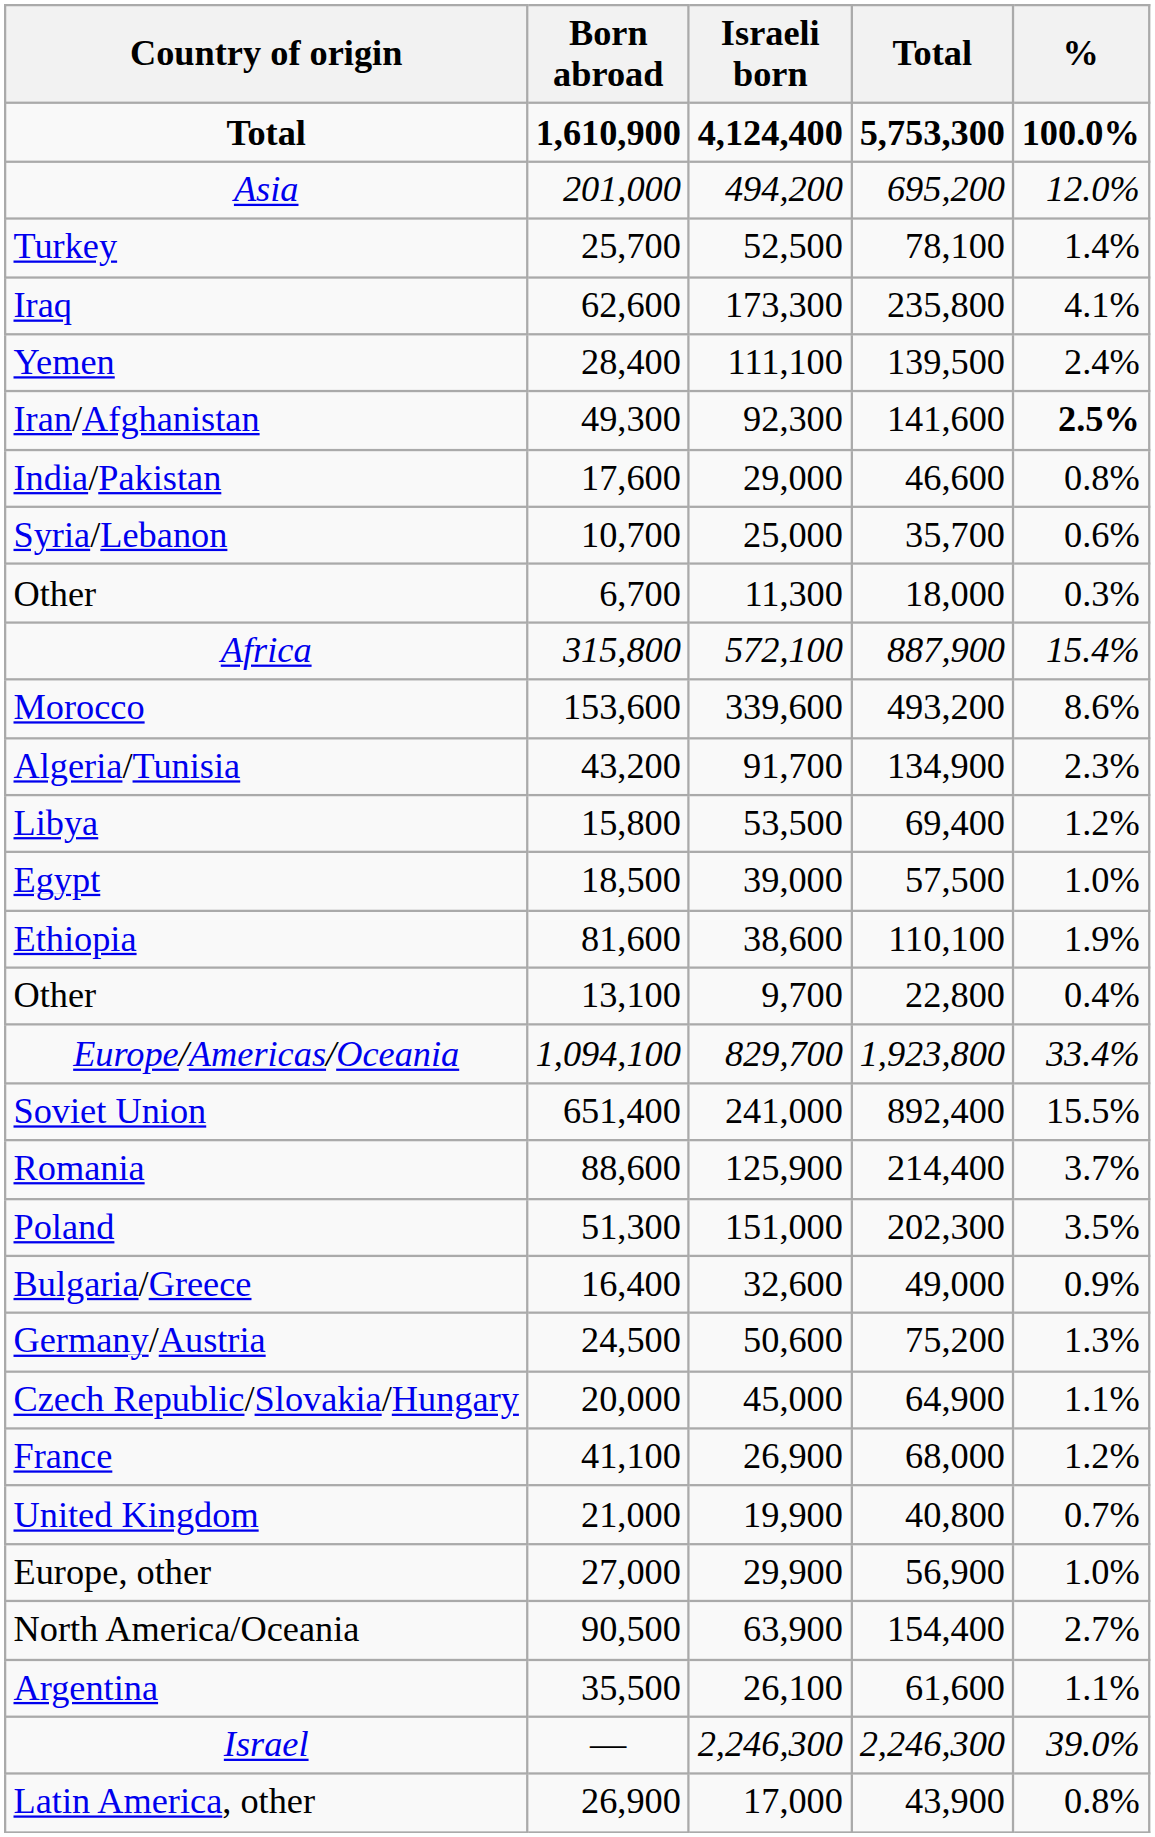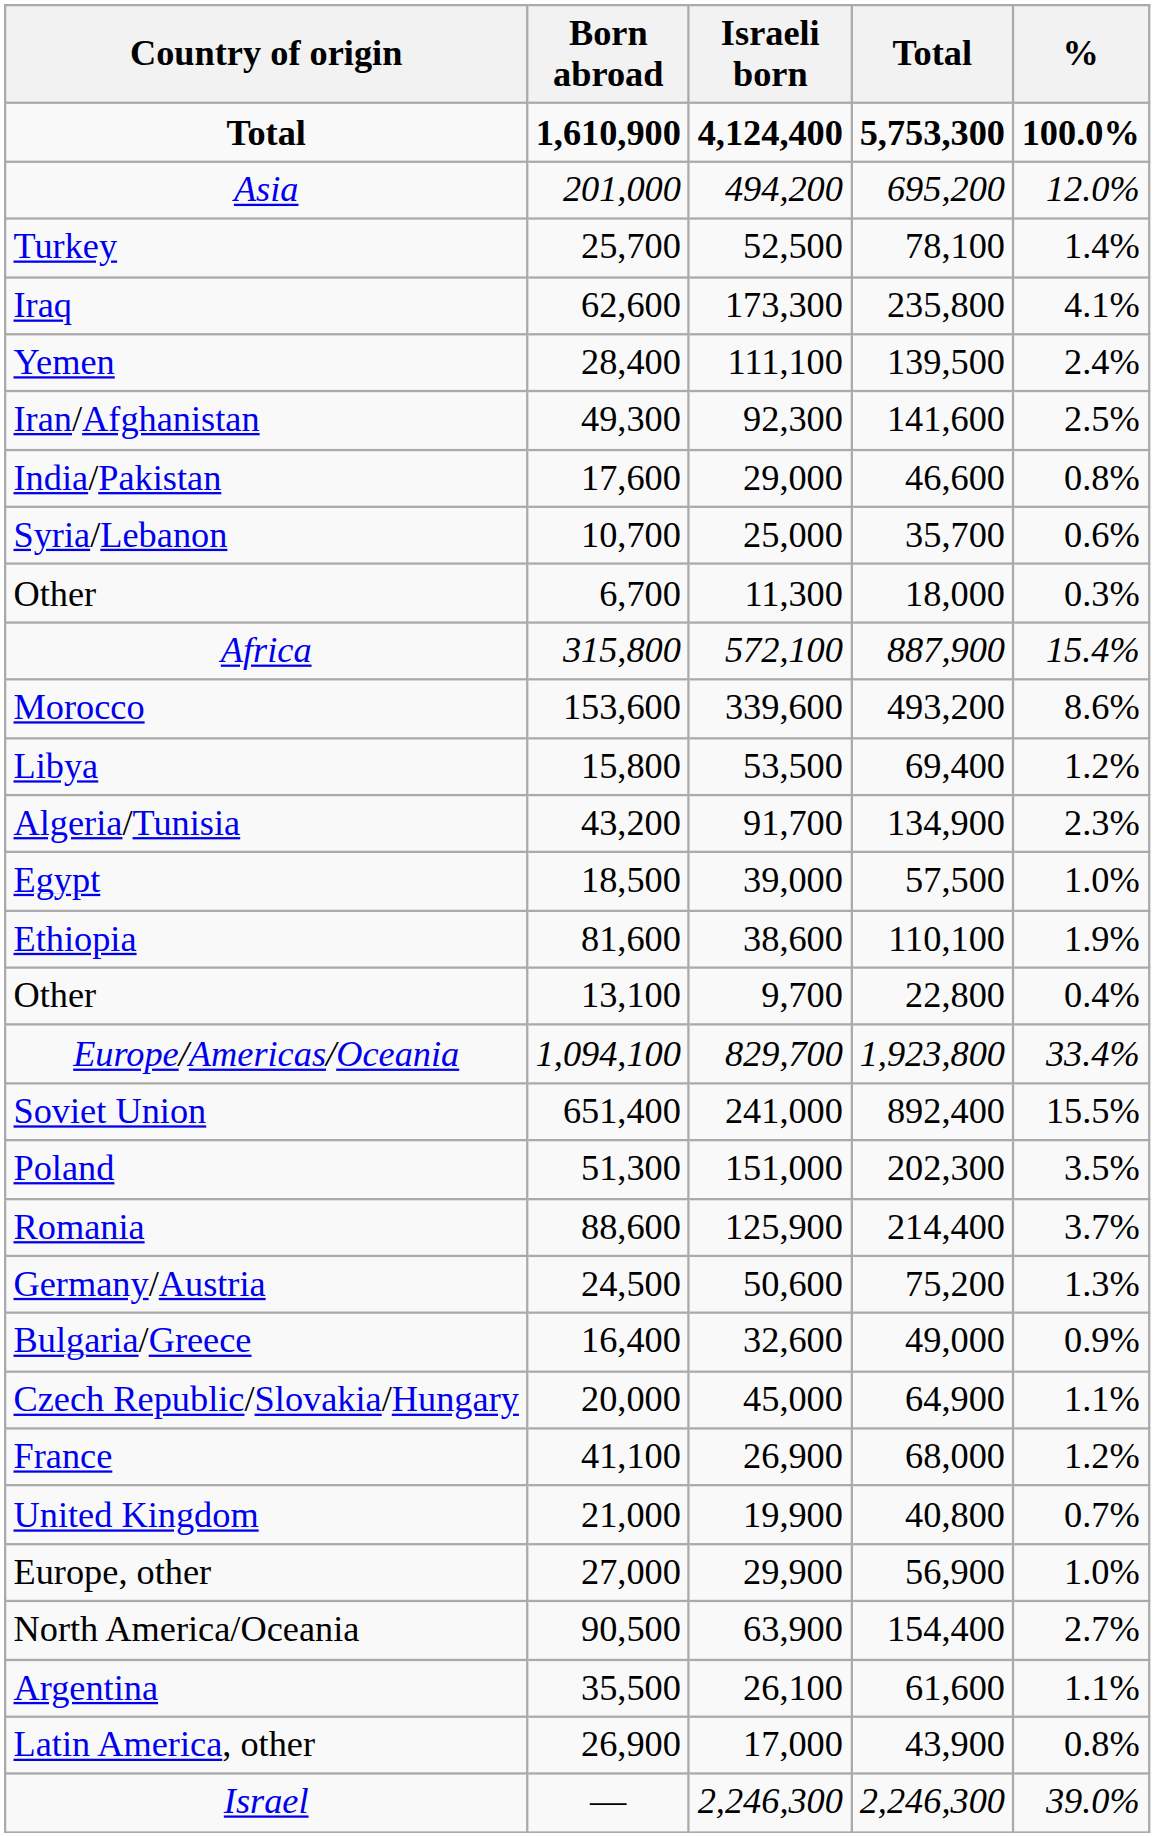(1099, 419) bold -> (1102, 419) normal
rows swapped: (127, 765) <-> (56, 822)
rows swapped: (64, 1226) <-> (79, 1168)
rows swapped: (133, 1283) <-> (140, 1341)
rows swapped: (164, 1802) <-> (266, 1744)
